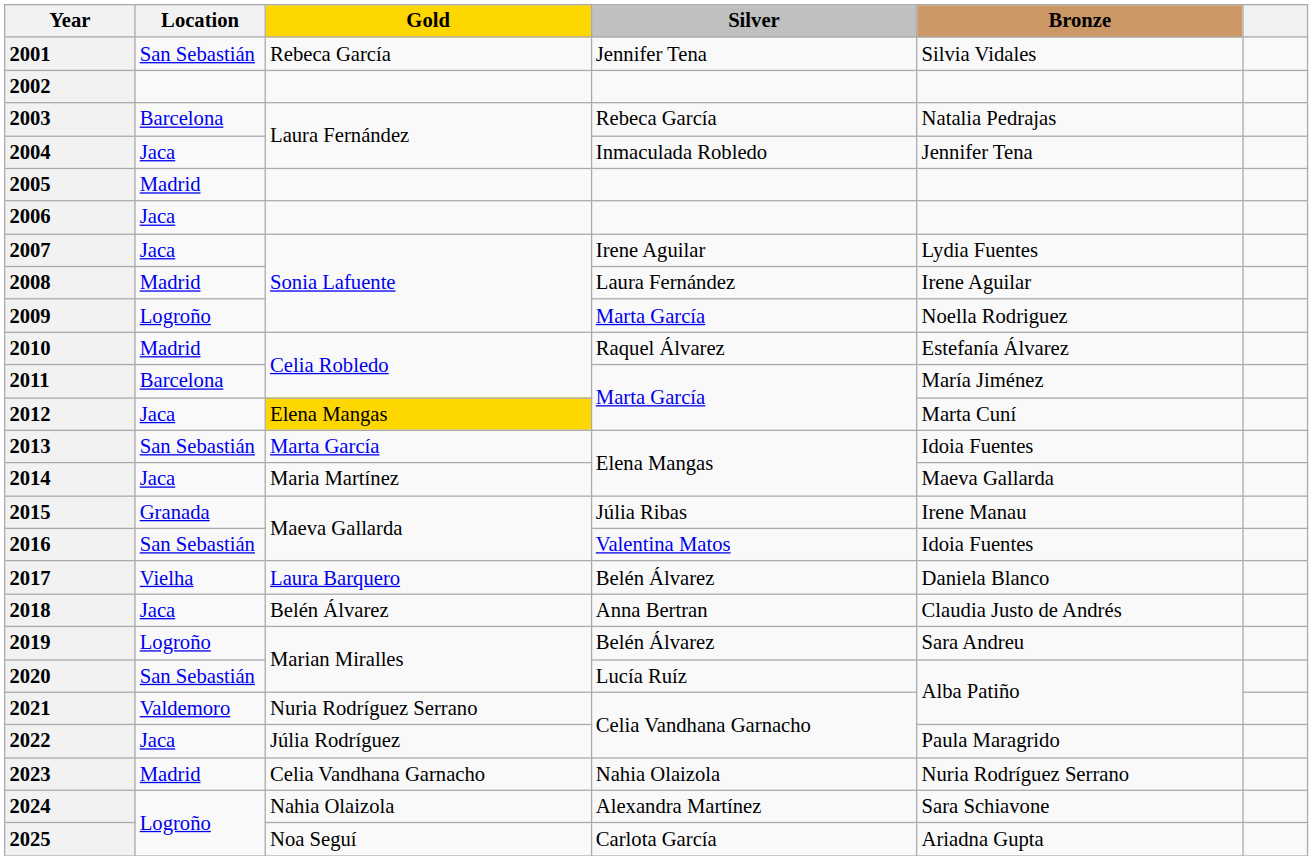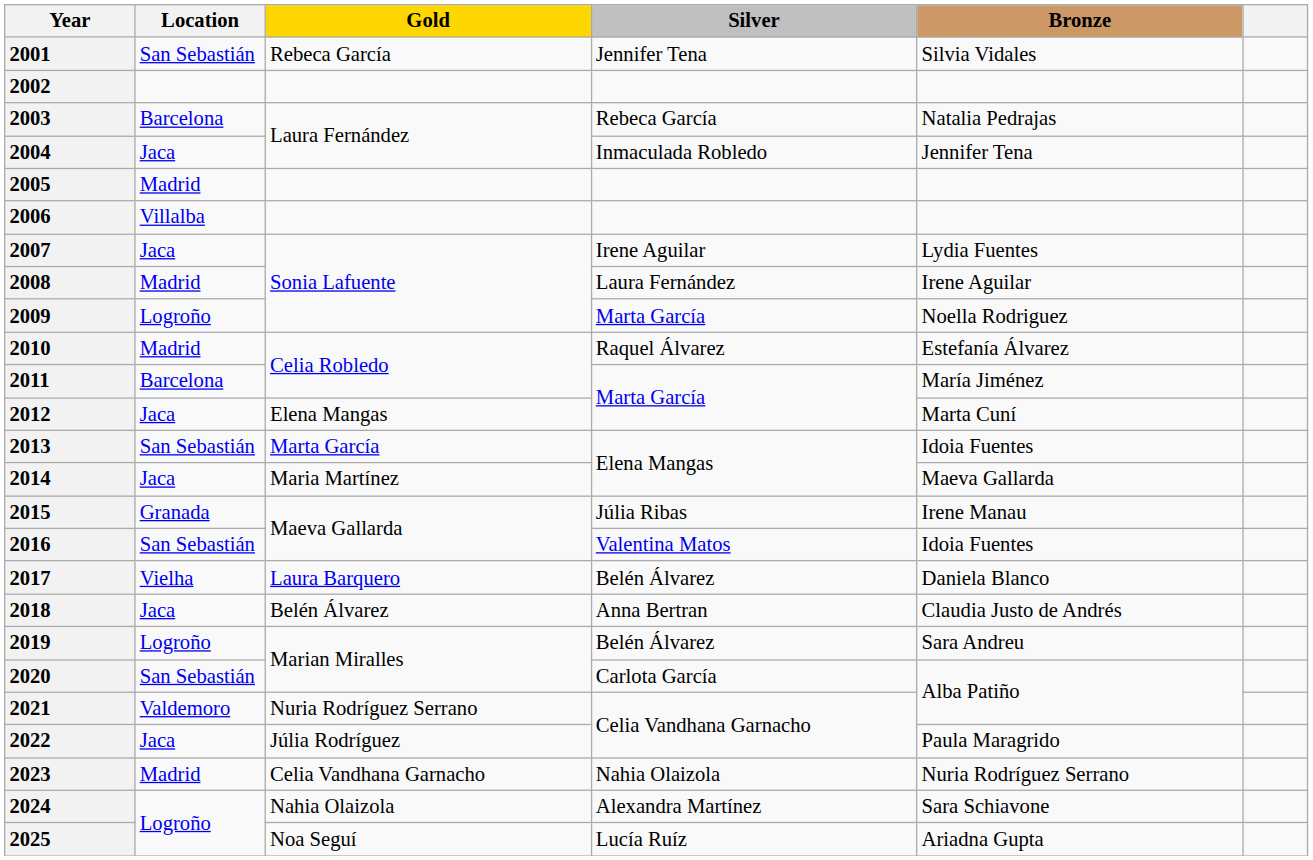(157, 217) Jaca -> (172, 217) Villalba
(329, 413) gold background -> (329, 413) no background
(641, 675) Lucía Ruíz -> (656, 675) Carlota García
(656, 839) Carlota García -> (641, 839) Lucía Ruíz
